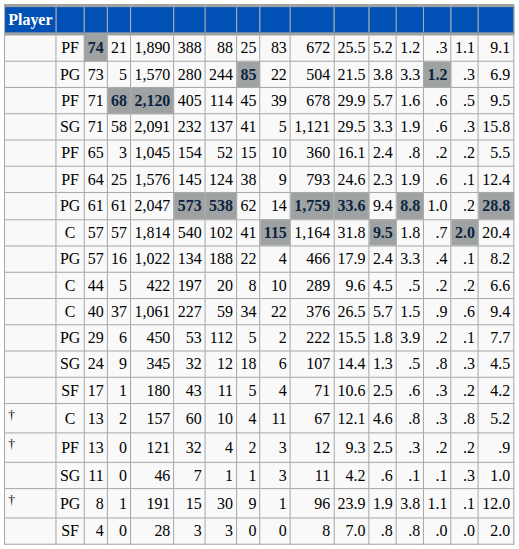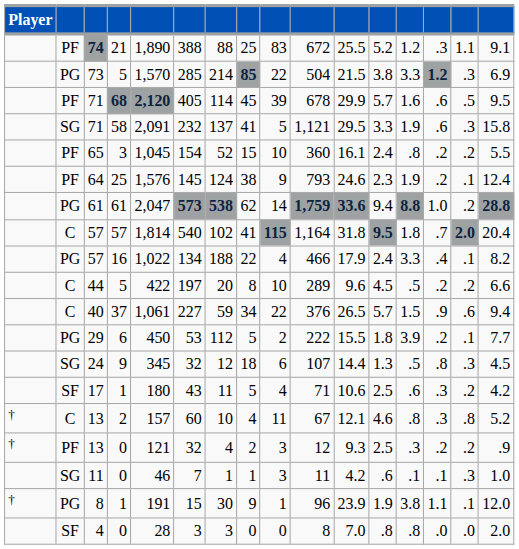(190, 74) 280 -> (190, 74) 285
(221, 74) 244 -> (221, 74) 214
(442, 179) .6 -> (442, 179) .2
